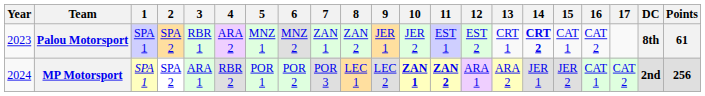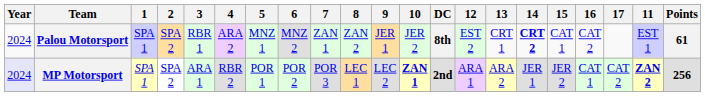columns swapped: (446, 13) <-> (651, 13)
(19, 40) 2023 -> (19, 40) 2024
(19, 74) no background -> (19, 74) lavender background
